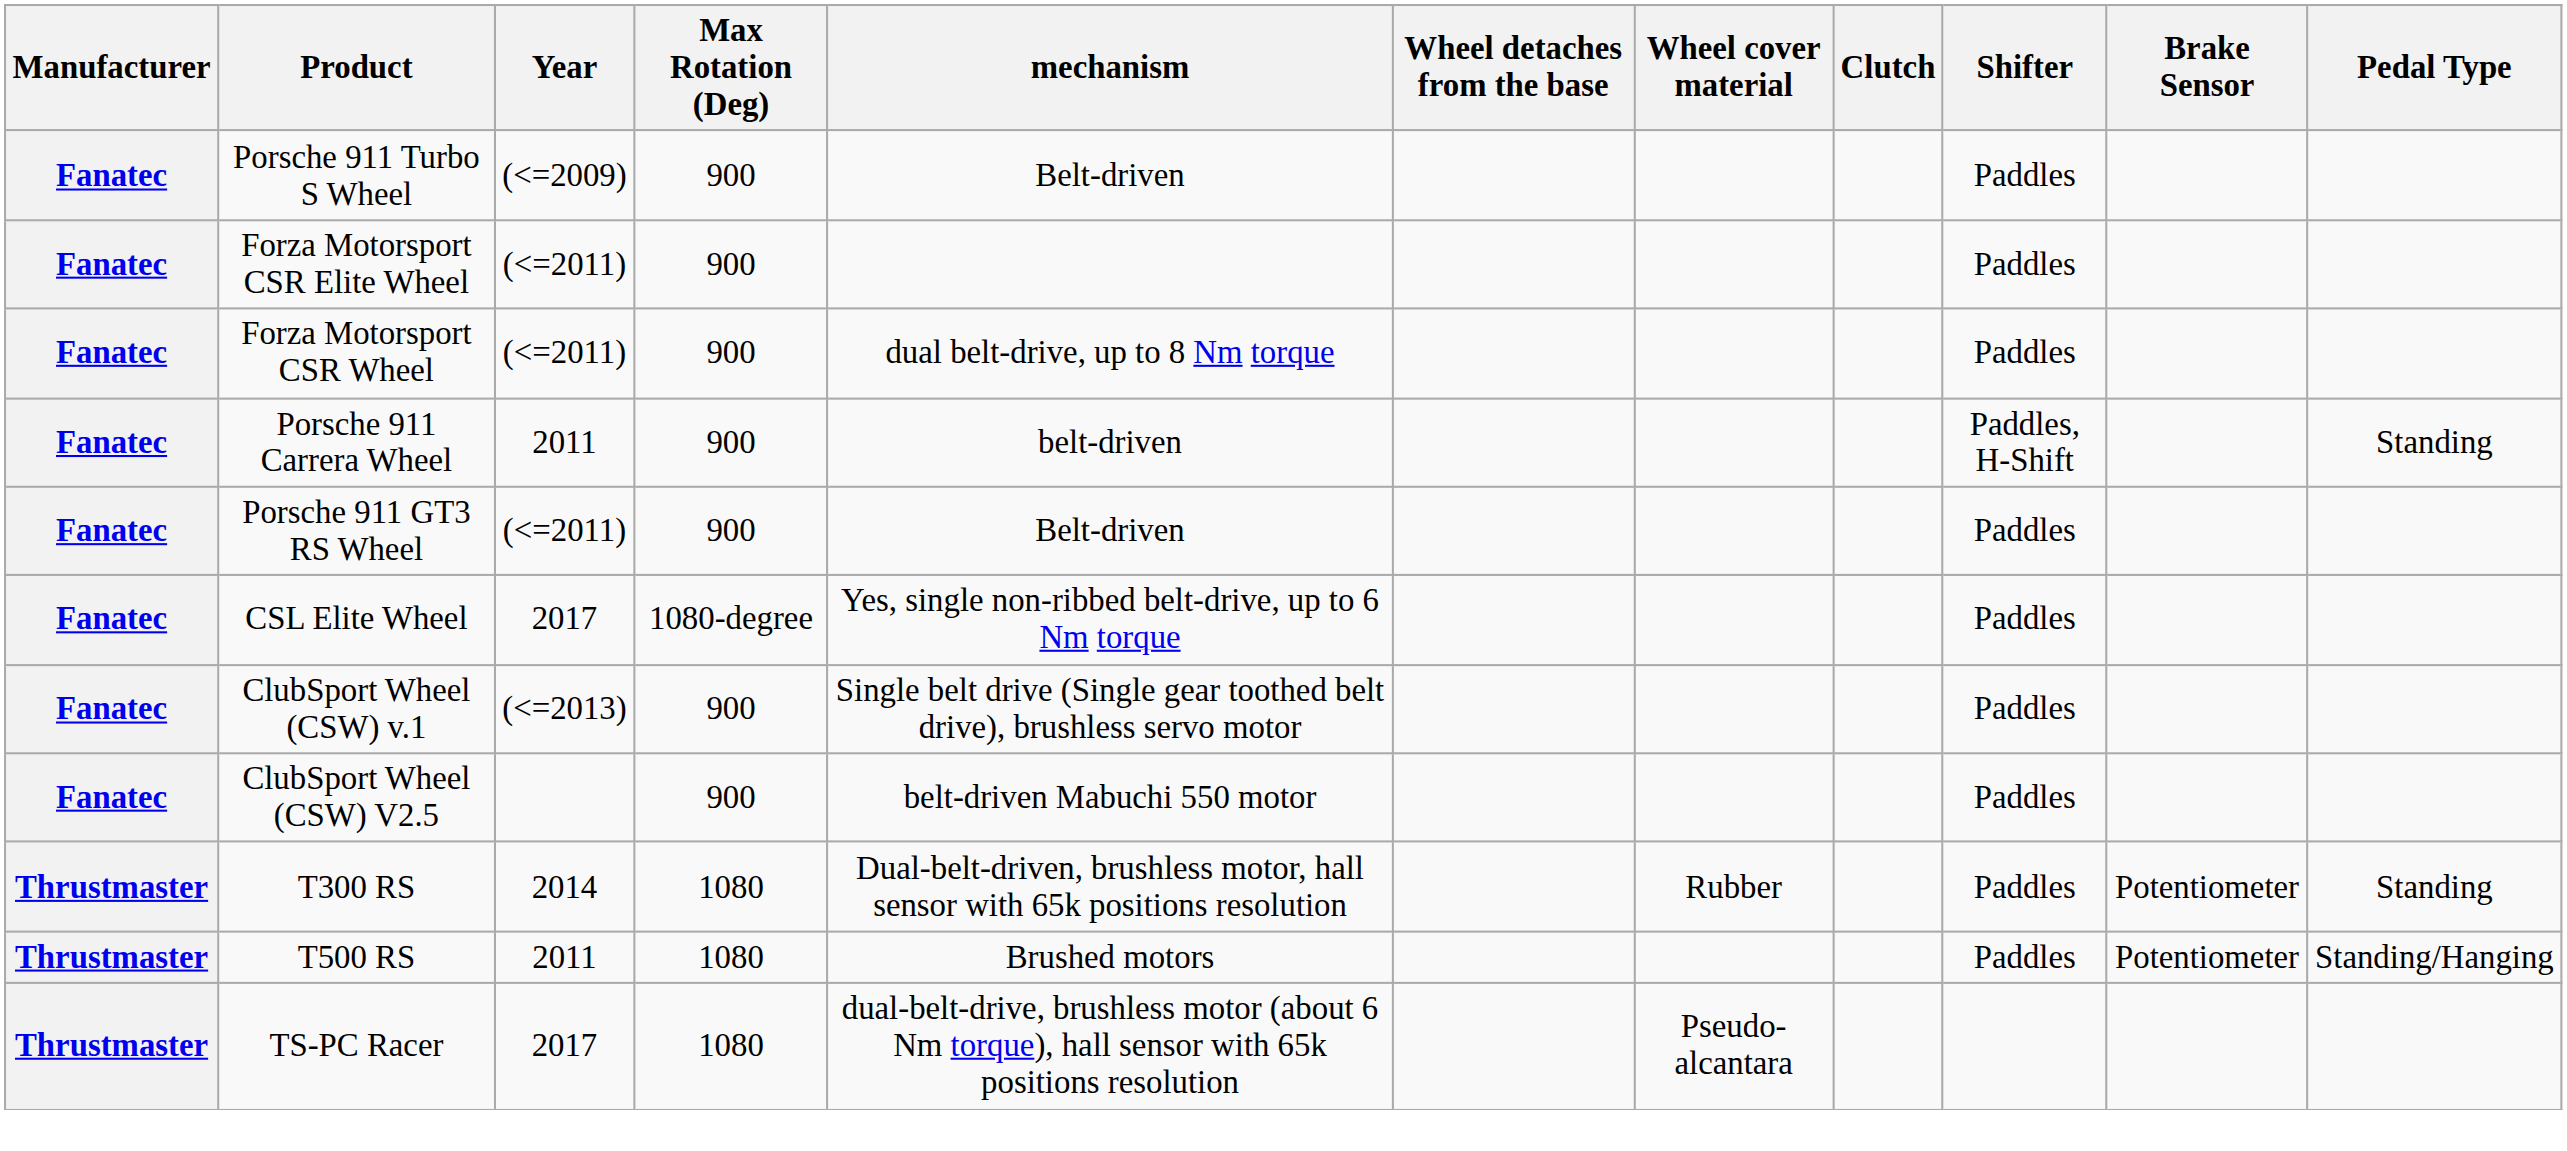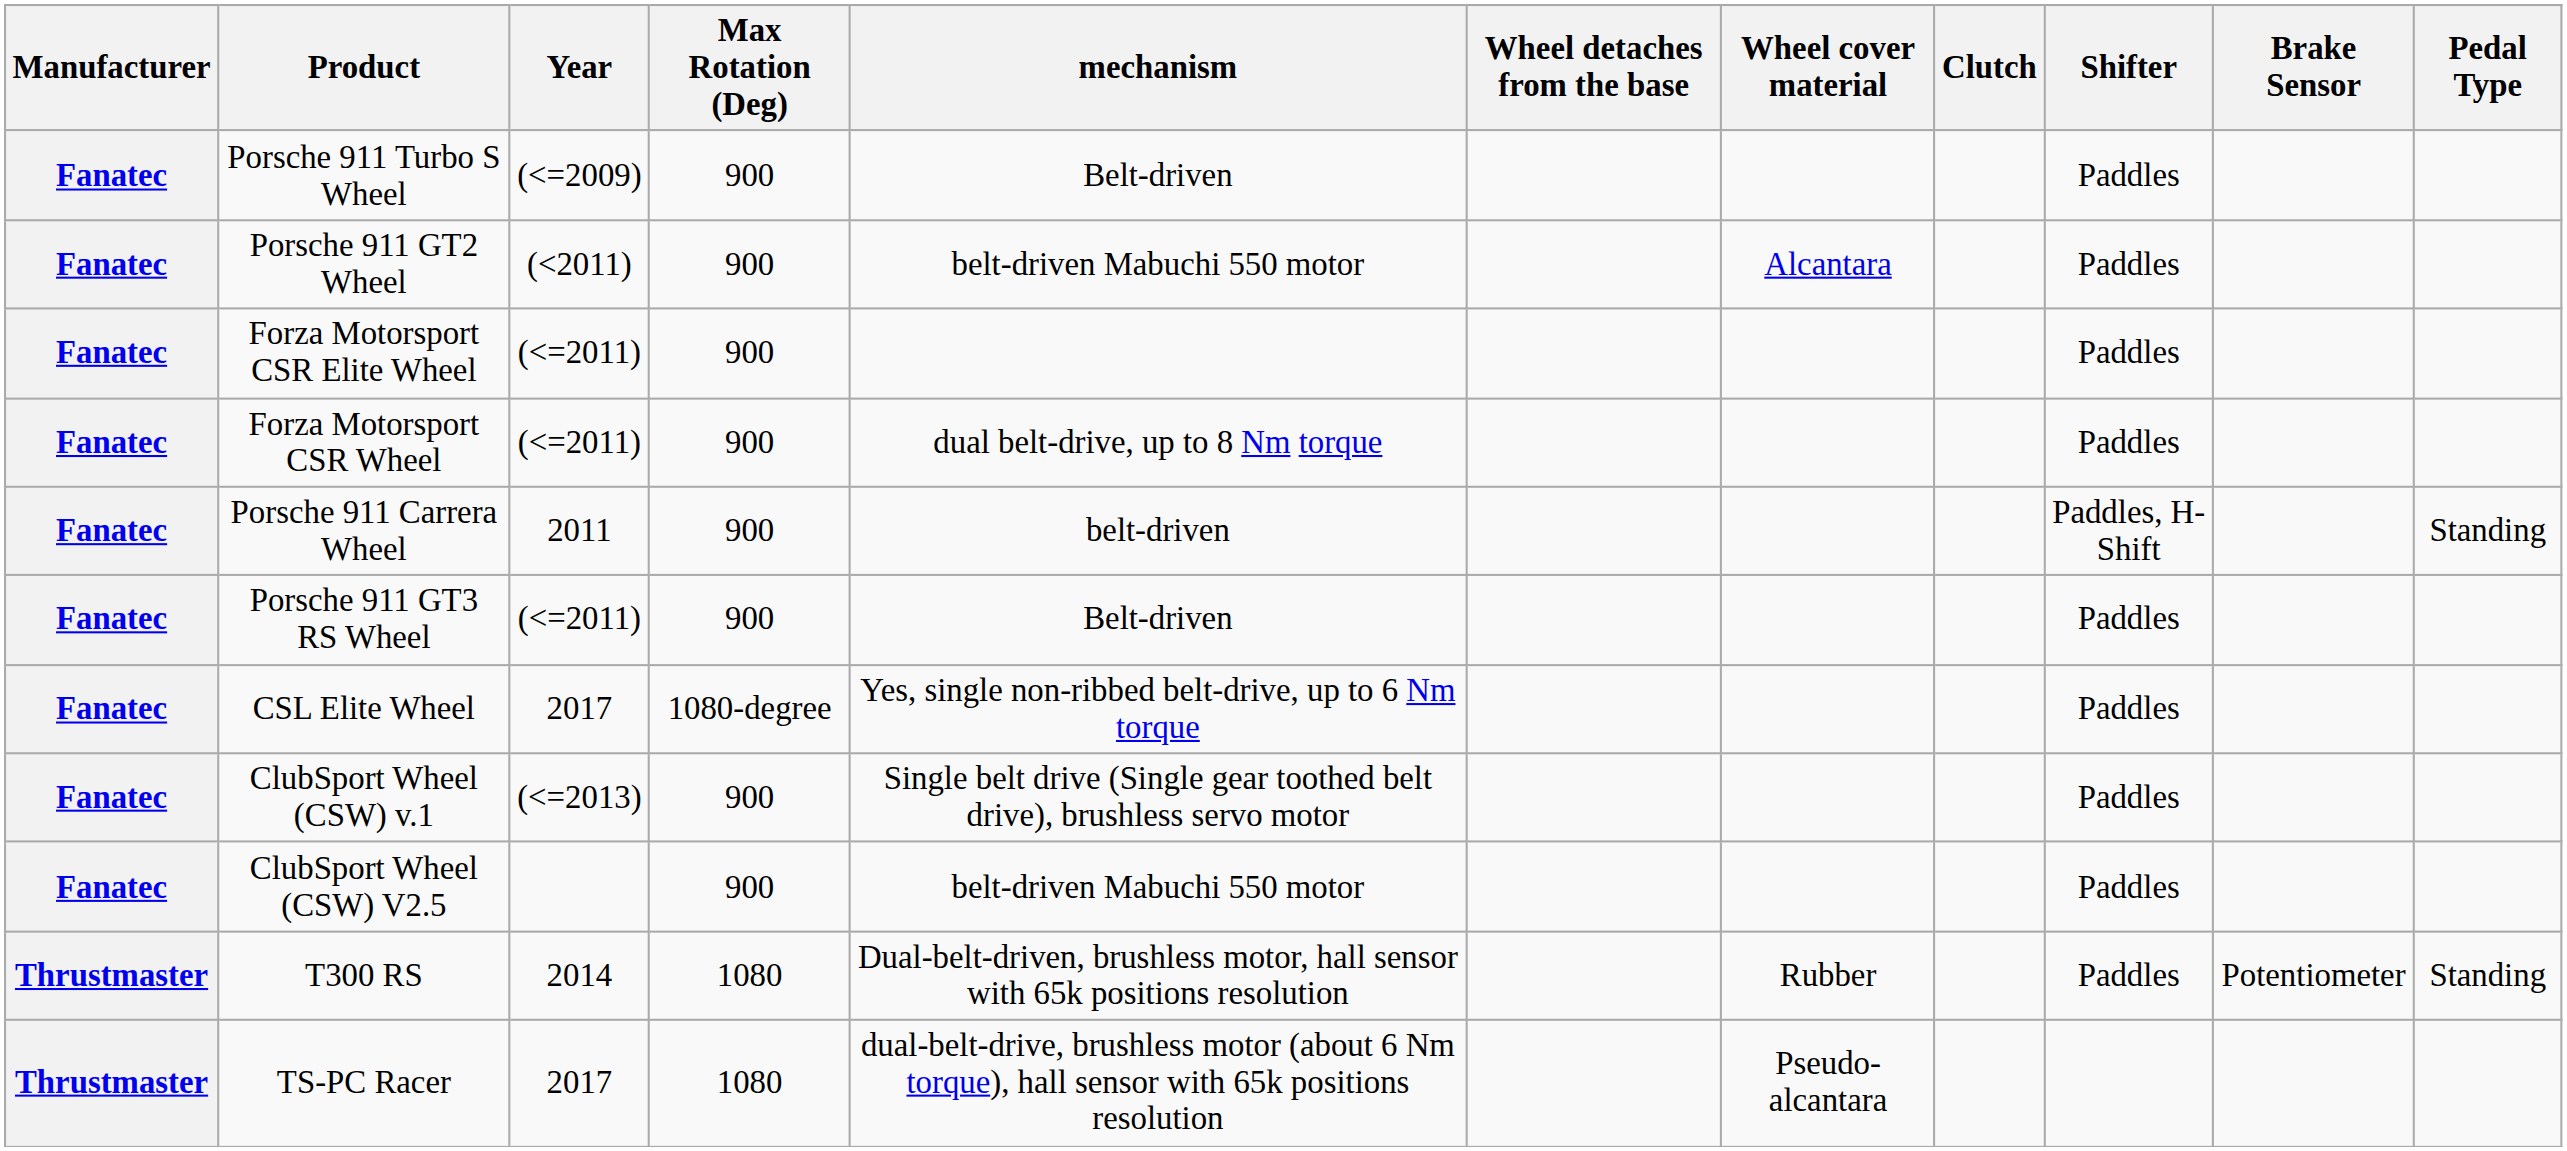+ row: (364, 263)
- row: (356, 956)
